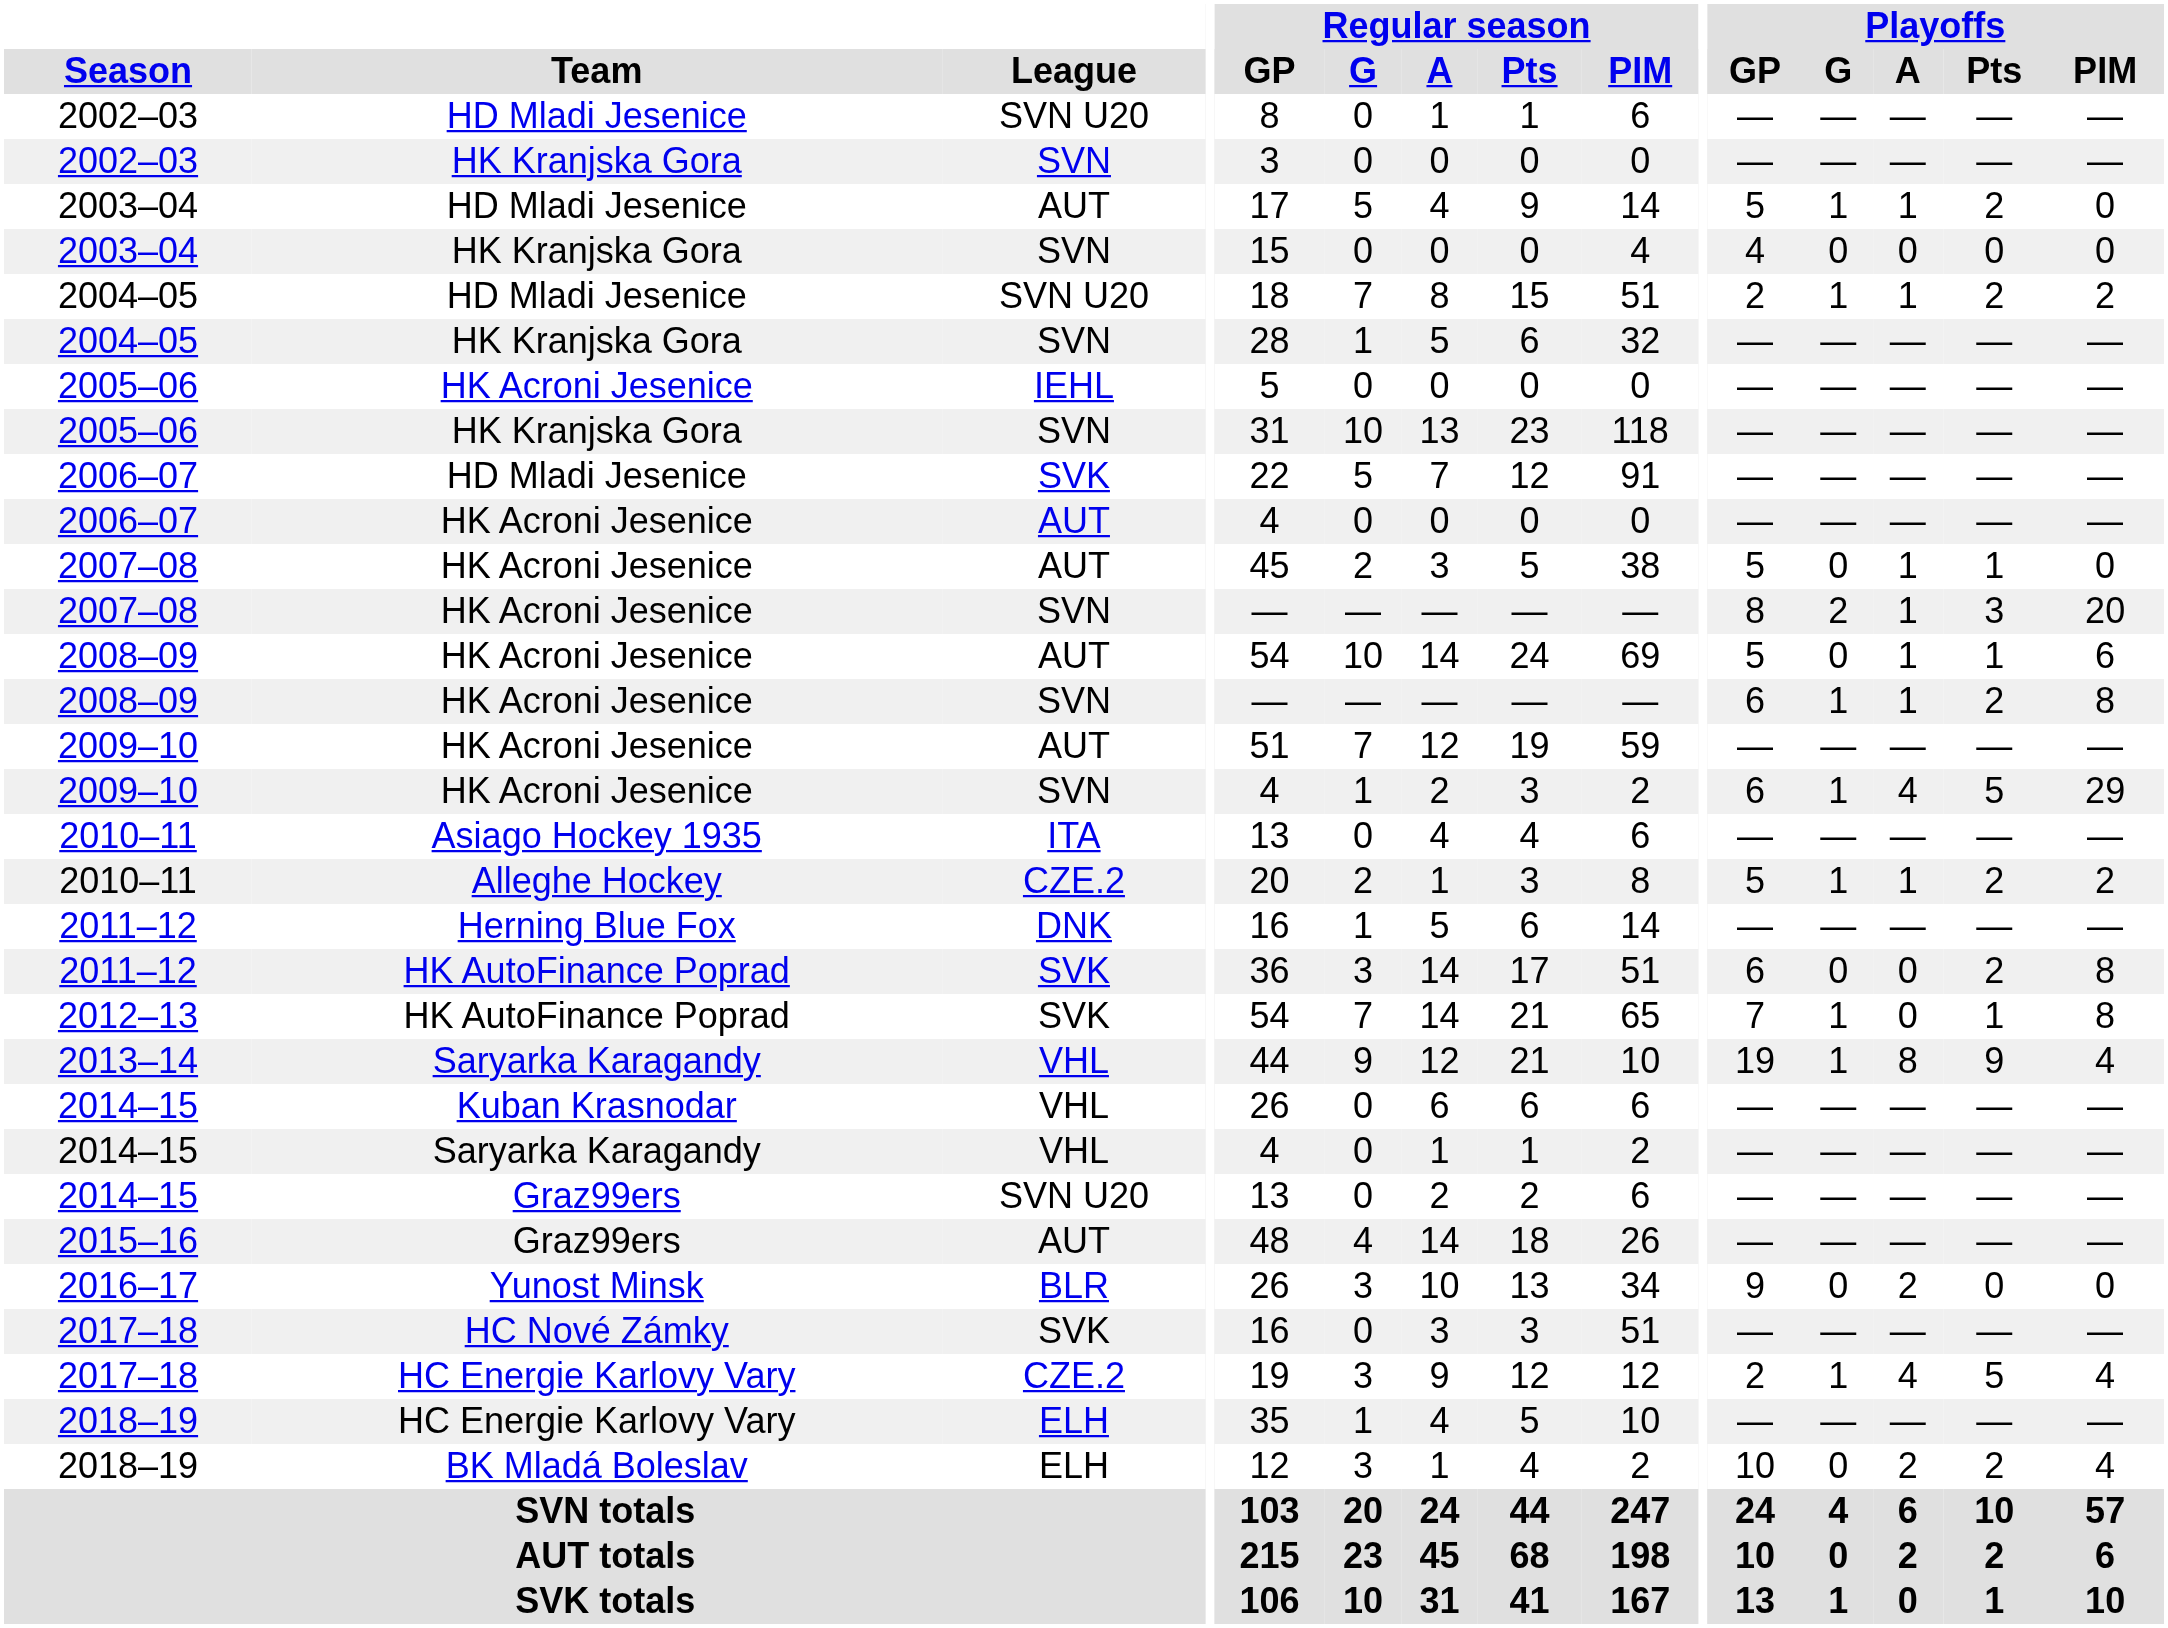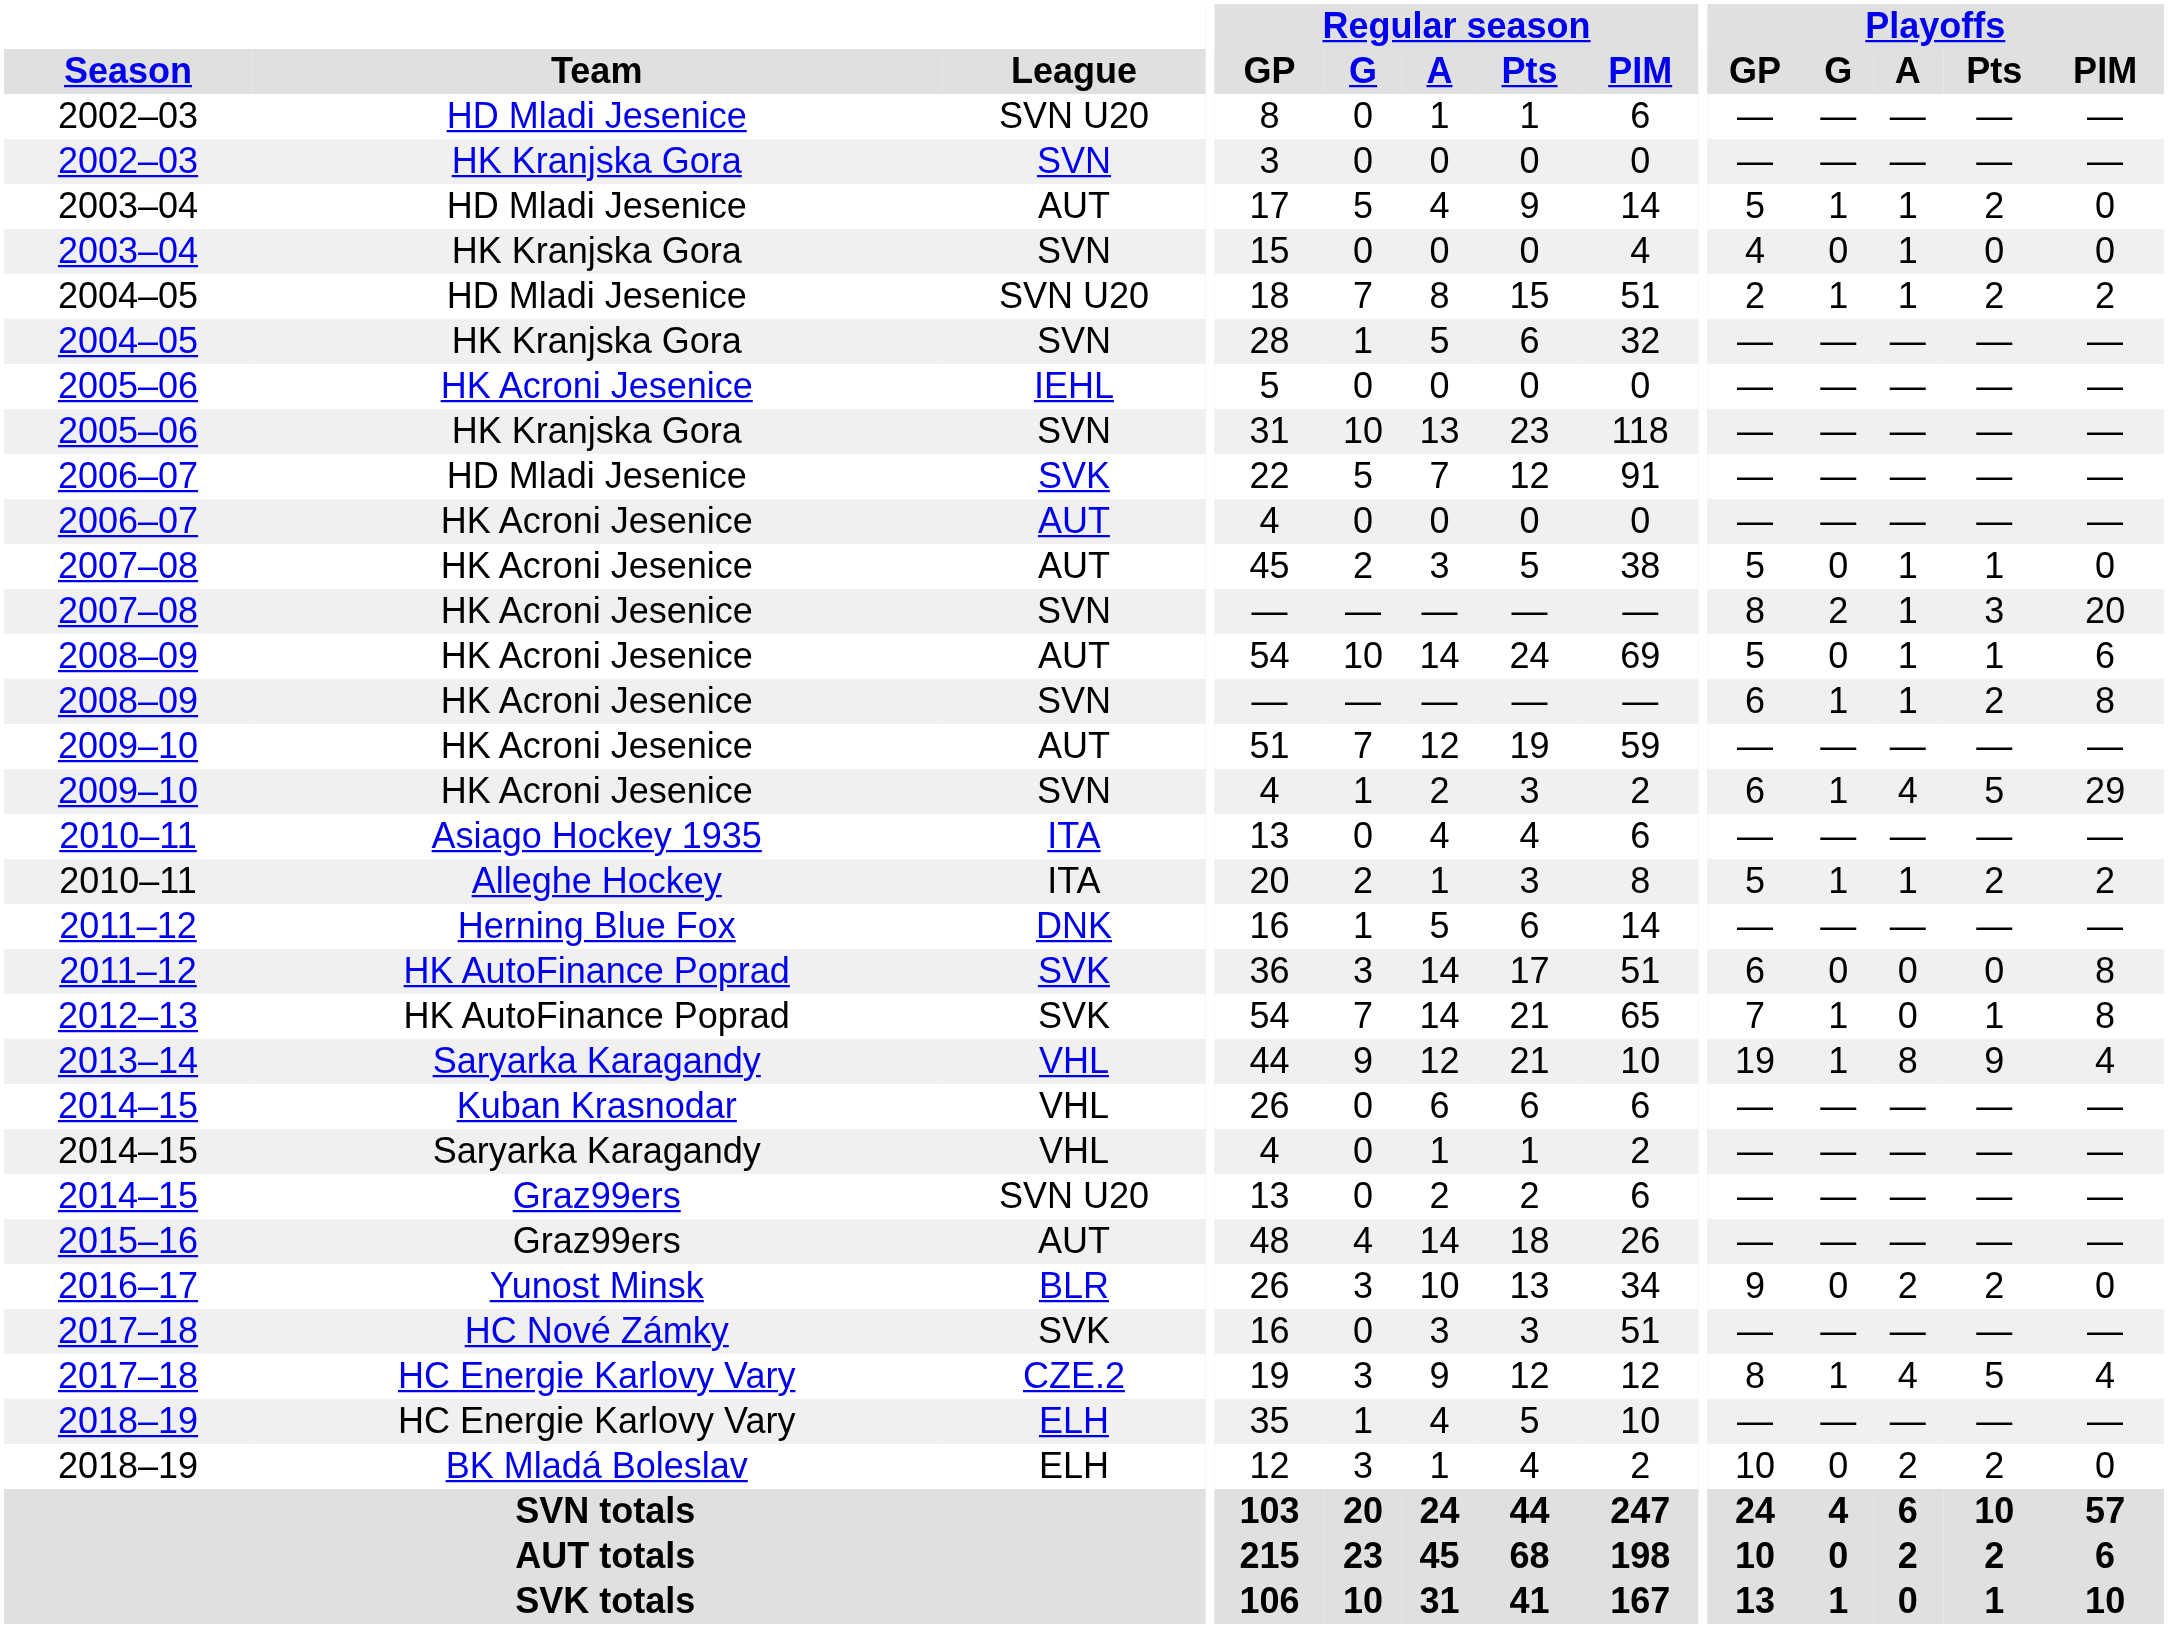(1908, 250) 0 -> (1908, 250) 1
(1074, 880) CZE.2 -> (1074, 880) ITA
(1994, 970) 2 -> (1994, 970) 0
(1994, 1285) 0 -> (1994, 1285) 2
(1755, 1375) 2 -> (1755, 1375) 8
(2105, 1465) 4 -> (2105, 1465) 0
